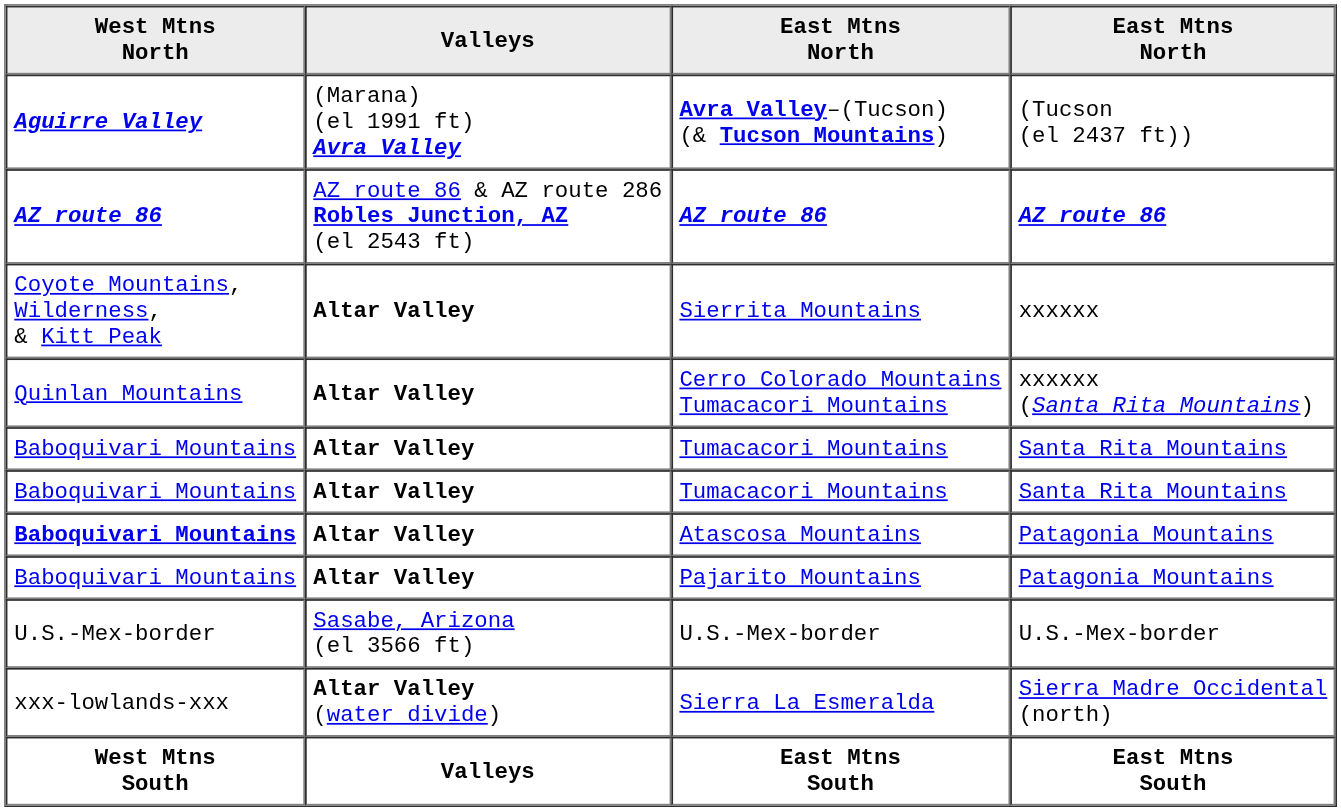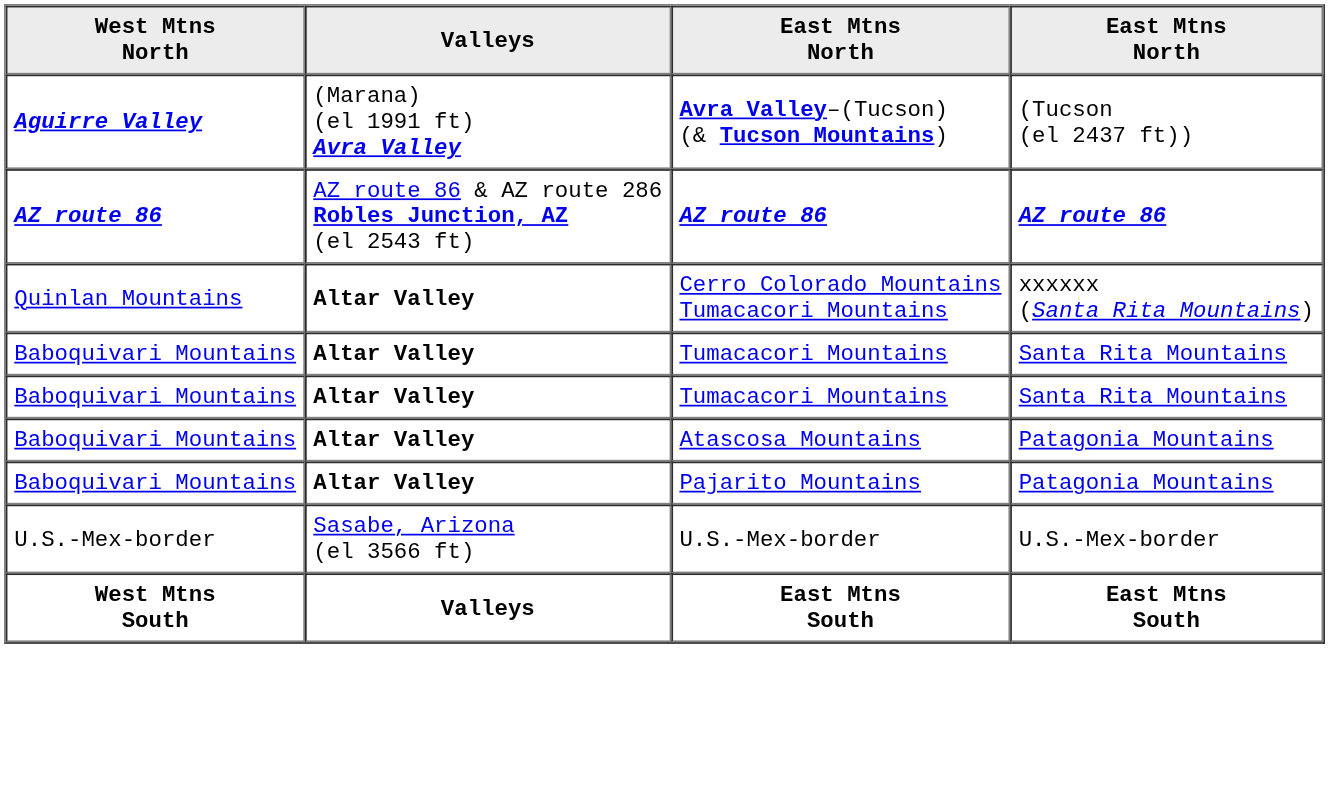- row: (800, 311)
(155, 535) bold -> (155, 440) normal
- row: (807, 702)
